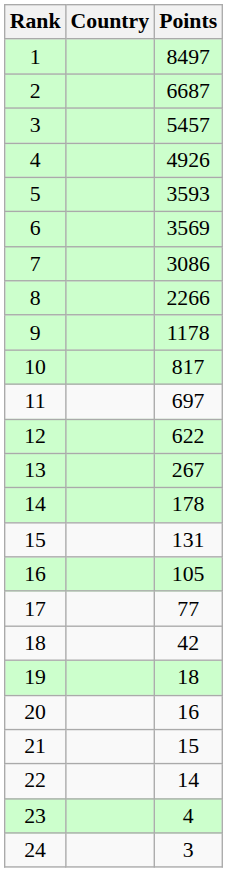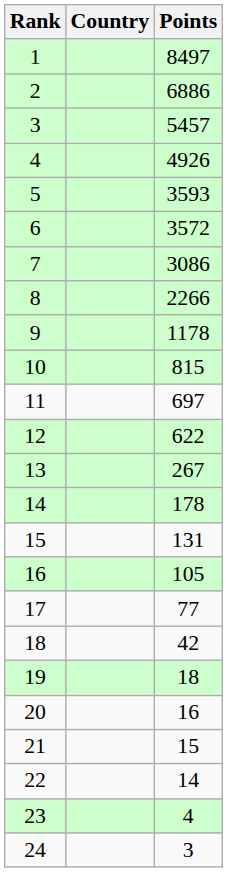(188, 90) 6687 -> (188, 90) 6886
(188, 228) 3569 -> (188, 228) 3572
(188, 366) 817 -> (188, 366) 815
